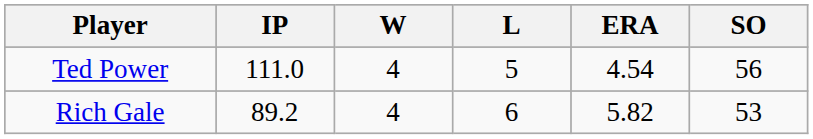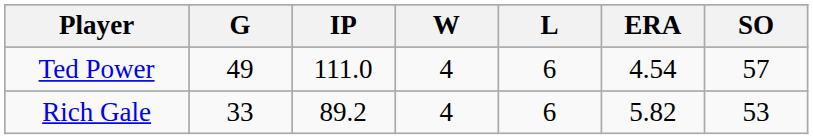+ column: (240, 25)
(512, 68) 5 -> (550, 68) 6
(748, 68) 56 -> (756, 68) 57
